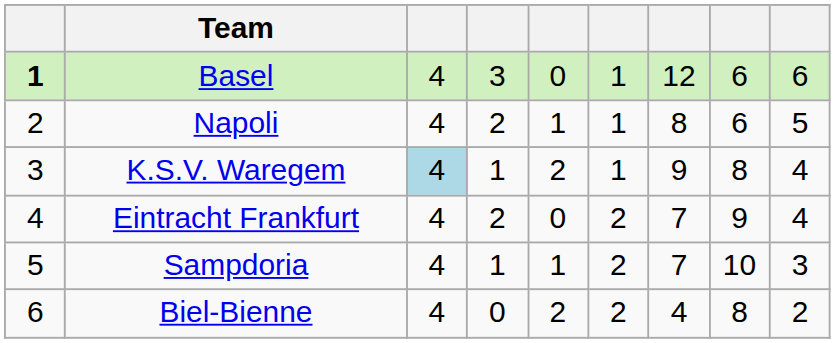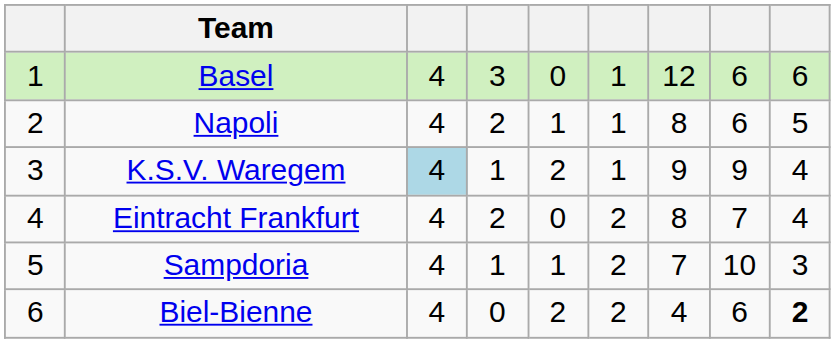(35, 75) bold -> (35, 75) normal
(739, 170) 8 -> (739, 170) 9
(679, 218) 7 -> (679, 218) 8
(739, 218) 9 -> (739, 218) 7
(739, 312) 8 -> (739, 312) 6
(800, 312) normal -> (800, 312) bold
